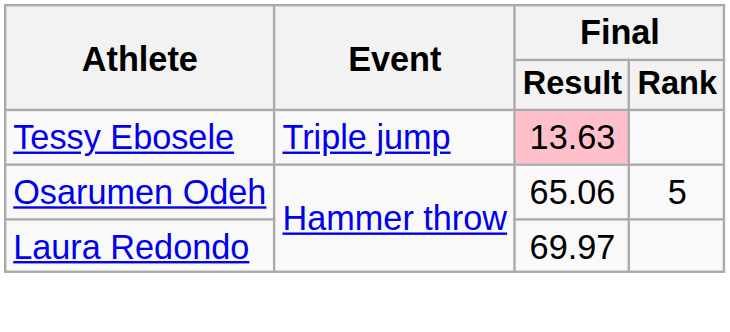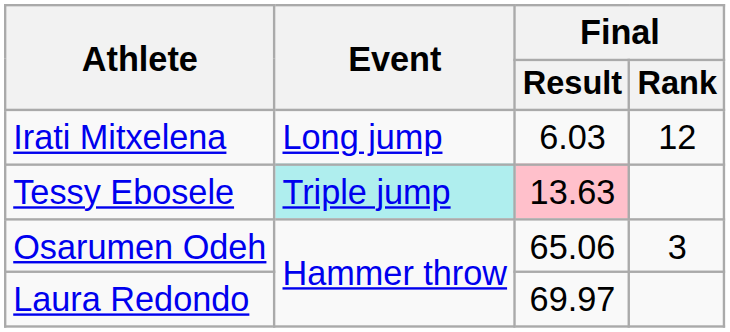+ row: (120, 138)
(367, 138) no background -> (367, 192) paleturquoise background
(677, 192) 5 -> (677, 246) 3
